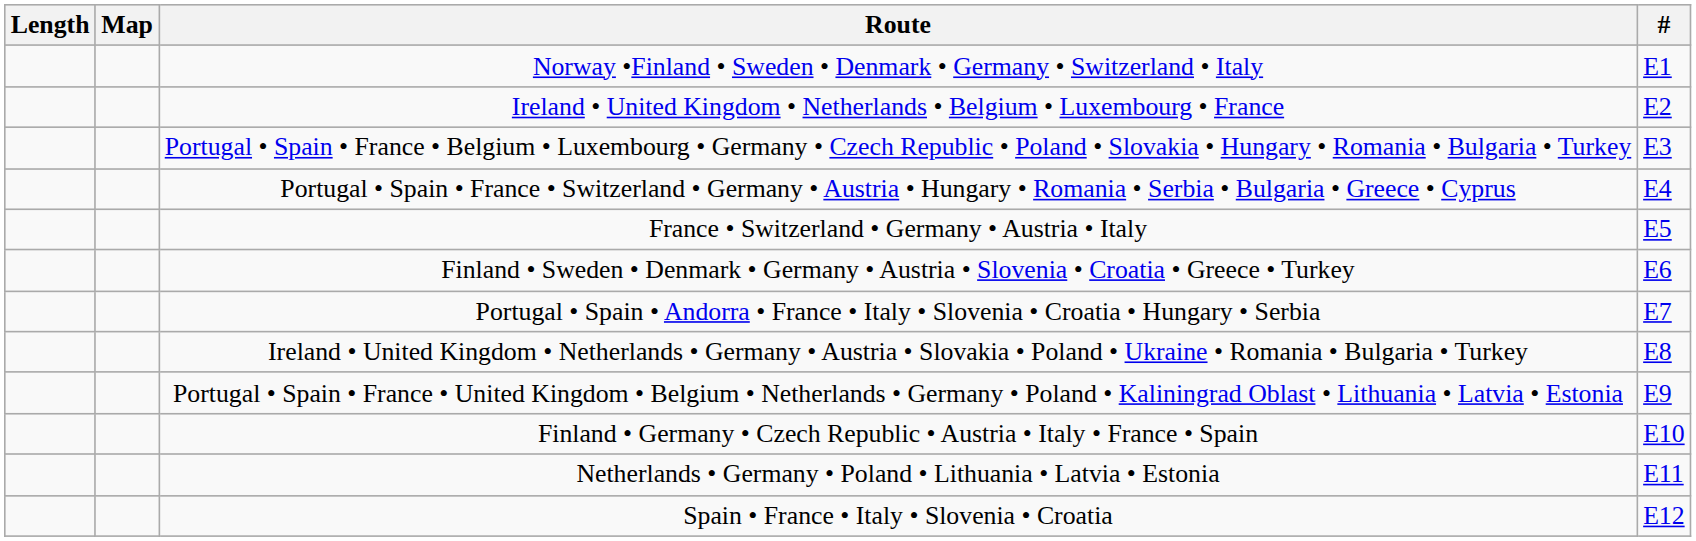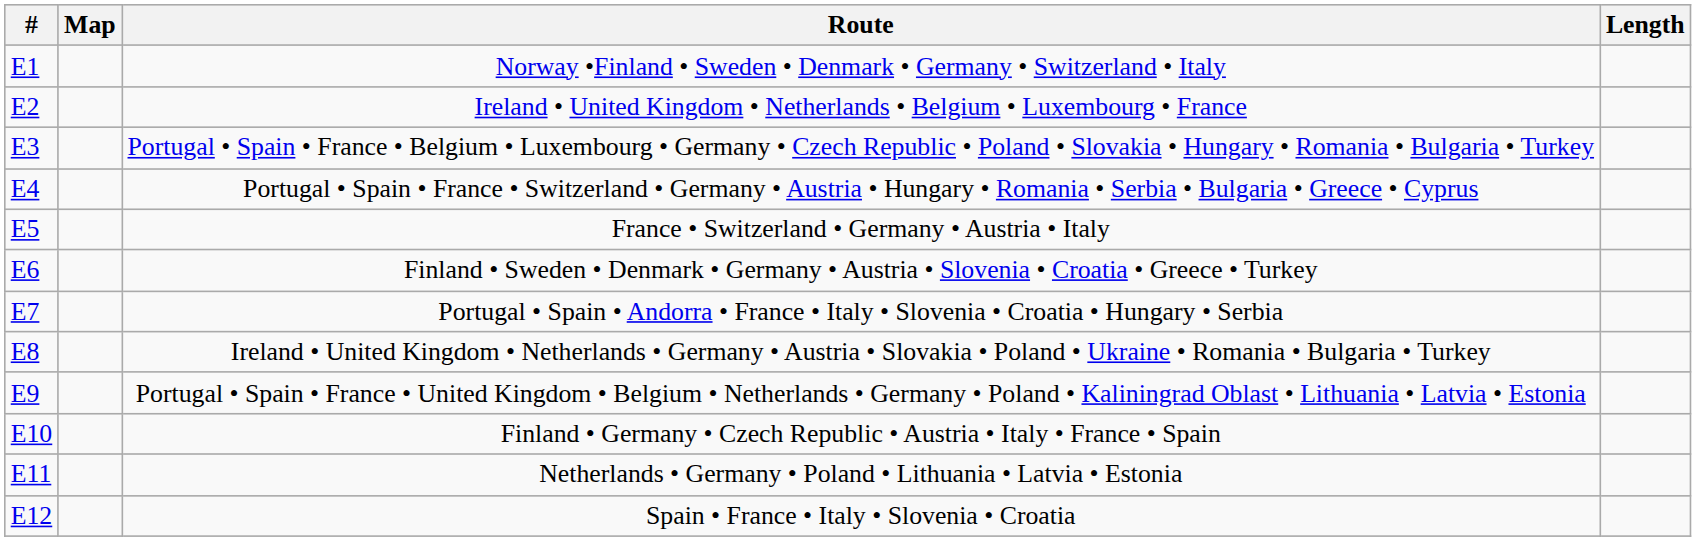columns swapped: (1664, 24) <-> (50, 24)
